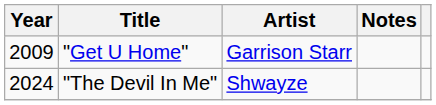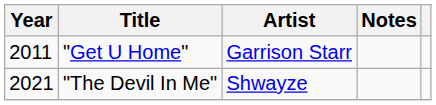(31, 52) 2009 -> (31, 52) 2011
(31, 83) 2024 -> (31, 83) 2021
